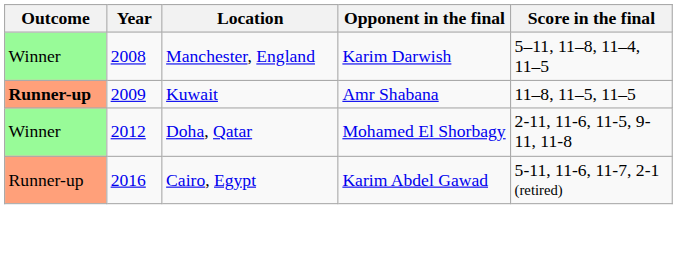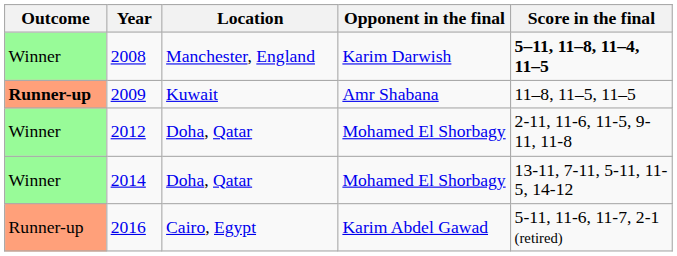(577, 56) normal -> (577, 56) bold
+ row: (128, 179)
